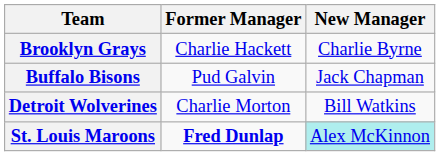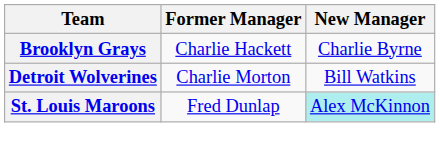- row: (83, 77)
(233, 135) bold -> (233, 106) normal
